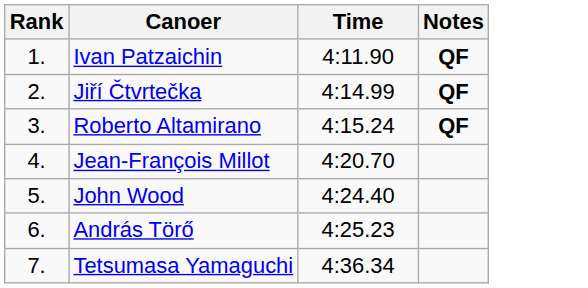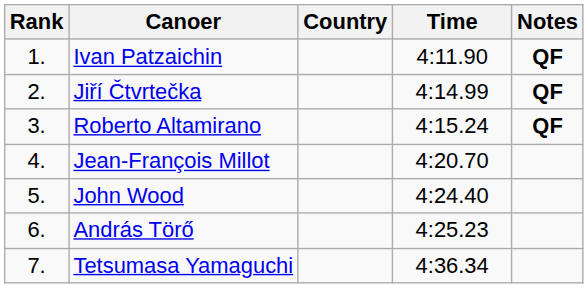+ column: (345, 21)
